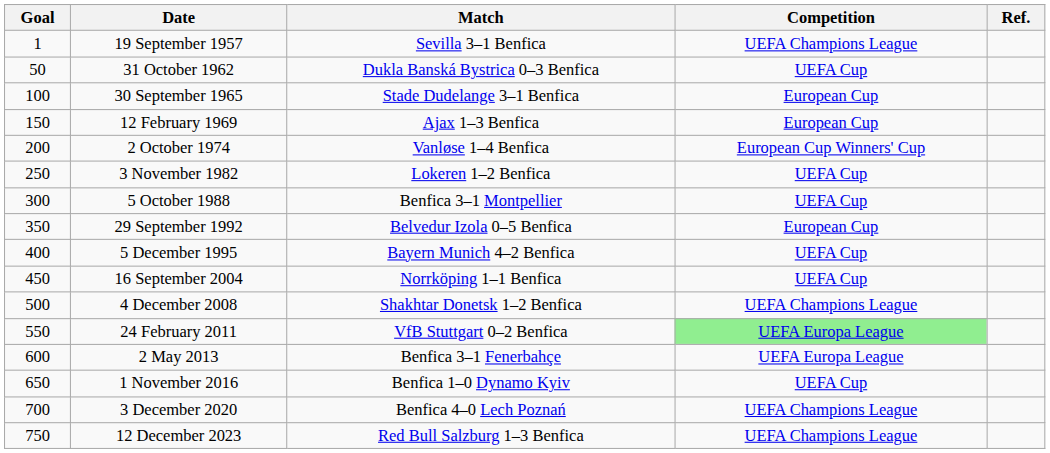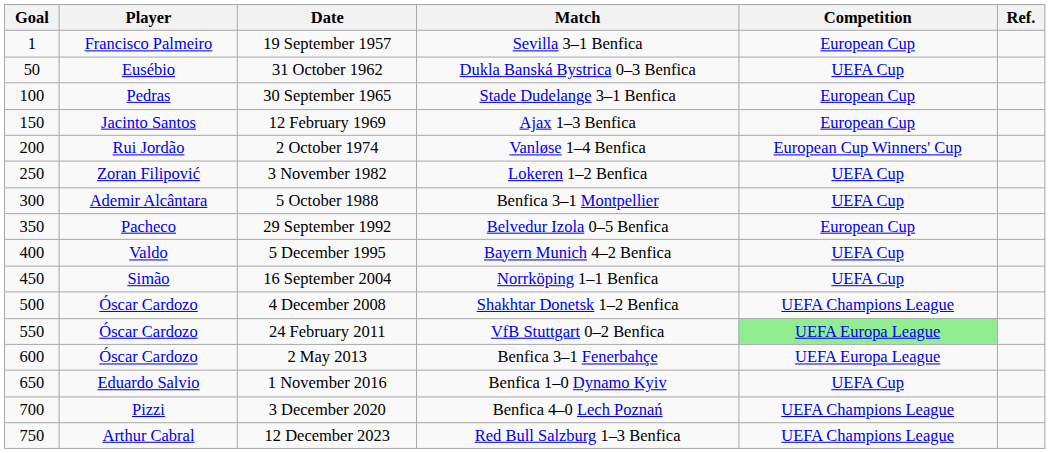+ column: (148, 17)
(831, 43) UEFA Champions League -> (868, 43) European Cup
